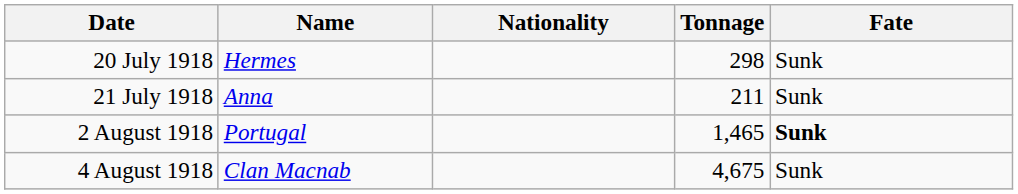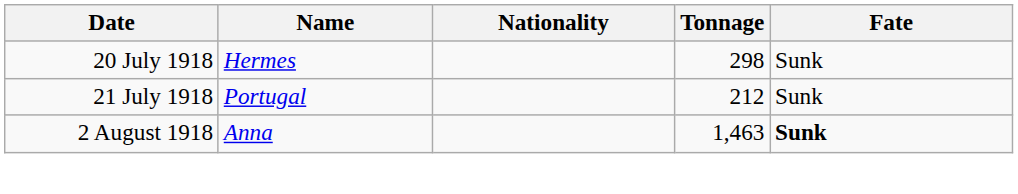(248, 96) Anna -> (265, 96) Portugal
(747, 96) 211 -> (747, 96) 212
(265, 133) Portugal -> (248, 133) Anna
(738, 133) 1,465 -> (738, 133) 1,463
- row: (145, 170)
